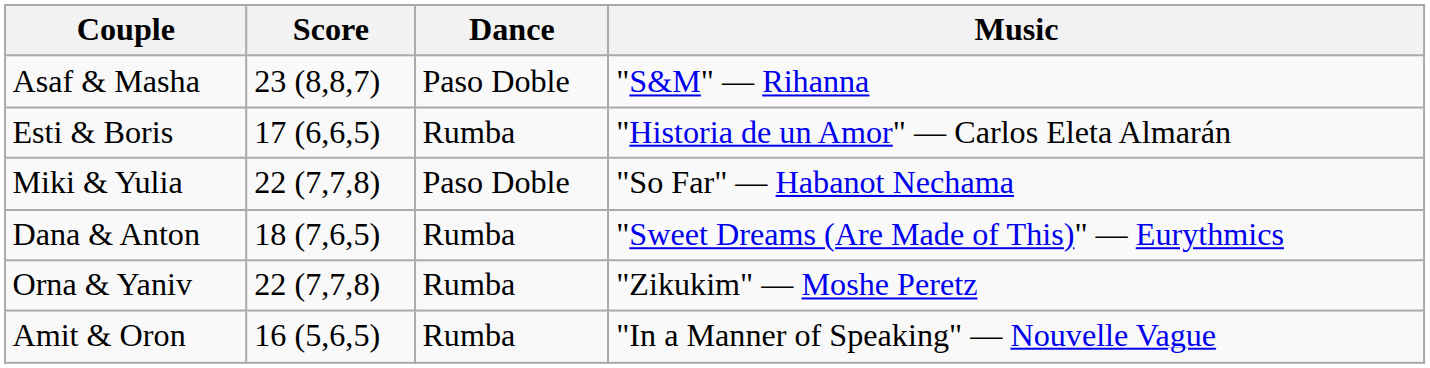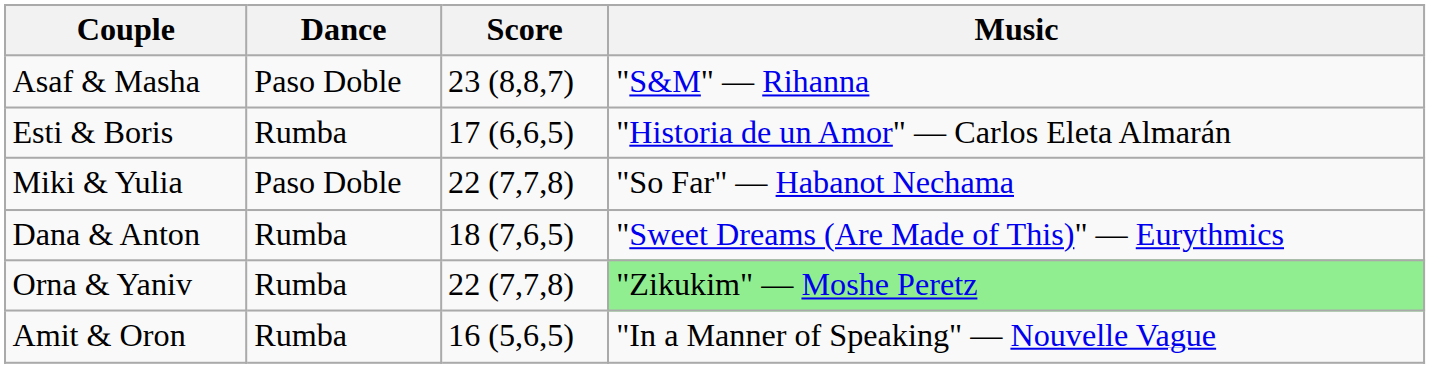columns swapped: (331, 30) <-> (512, 30)
(797, 285) no background -> (797, 285) lightgreen background
